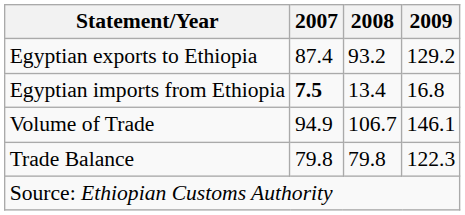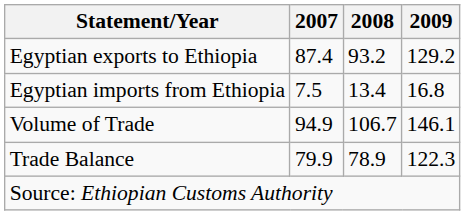(308, 90) bold -> (308, 90) normal
(314, 158) 79.8 -> (314, 158) 79.9
(367, 158) 79.8 -> (367, 158) 78.9
